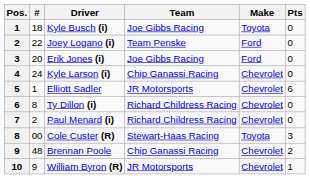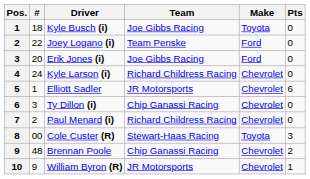(173, 74) Chip Ganassi Racing -> (182, 74) Richard Childress Racing
(34, 105) 8 -> (34, 105) 3
(182, 105) Richard Childress Racing -> (173, 105) Chip Ganassi Racing
